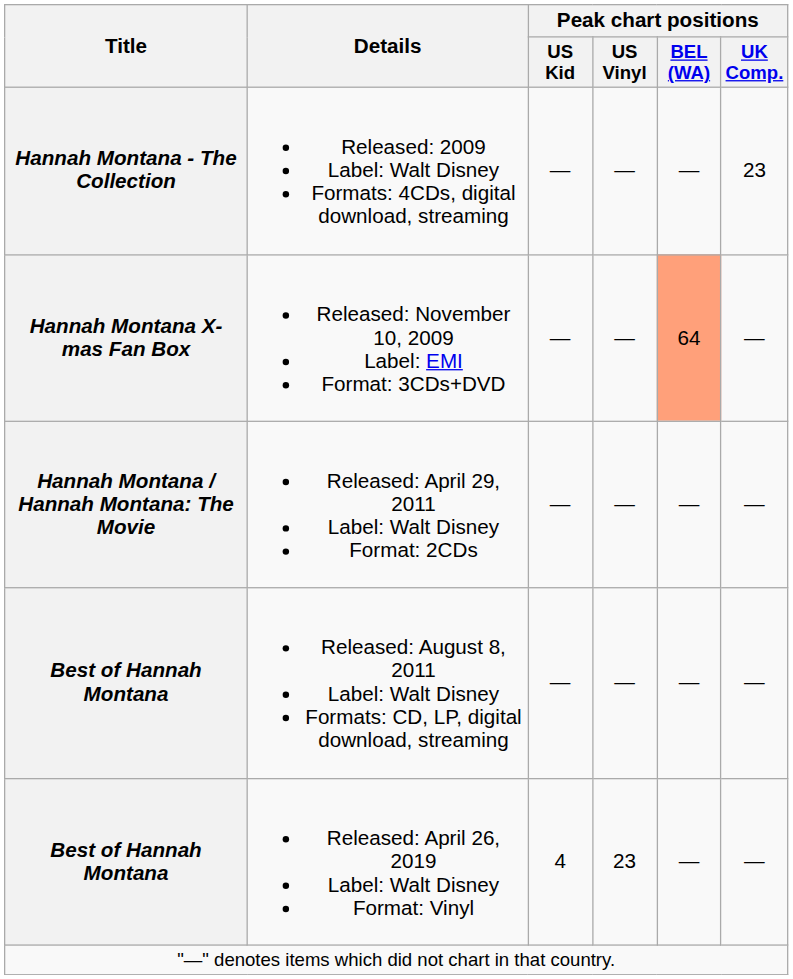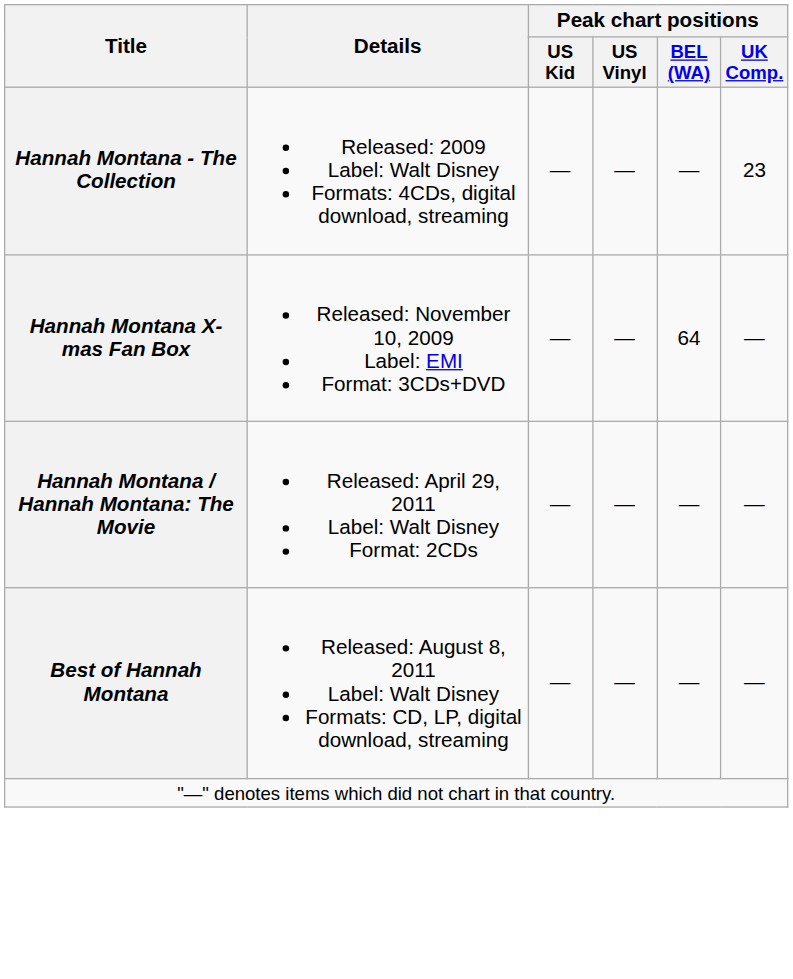(689, 337) lightsalmon background -> (689, 337) no background
- row: (388, 873)
